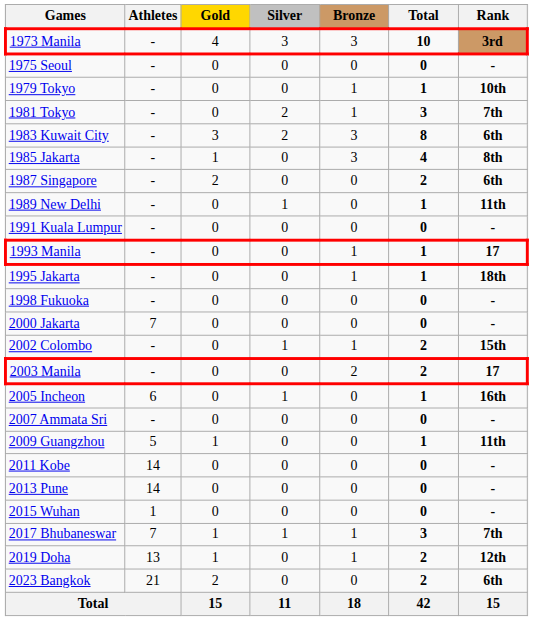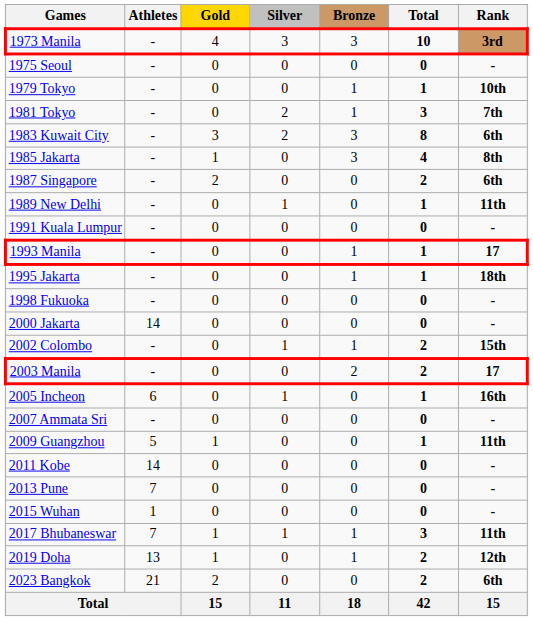(153, 323) 7 -> (153, 323) 14
(153, 488) 14 -> (153, 488) 7
(493, 534) 7th -> (493, 534) 11th
